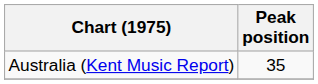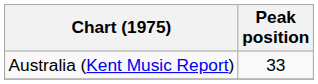(276, 65) 35 -> (276, 65) 33
